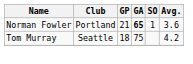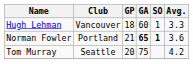+ row: (34, 25)
(152, 25) normal -> (157, 38) bold
(124, 38) 18 -> (129, 52) 20
